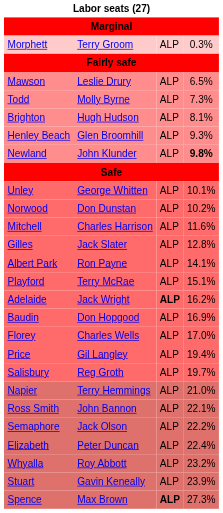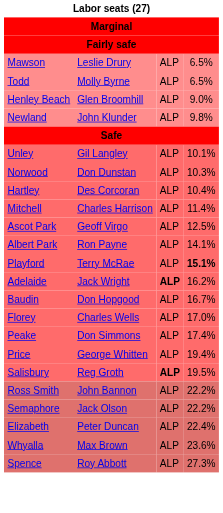- row: (27, 45)
(201, 99) 7.3% -> (201, 81) 6.5%
- row: (26, 117)
(201, 136) 9.3% -> (201, 99) 9.0%
(201, 154) bold -> (201, 117) normal
(113, 190) George Whitten -> (102, 154) Gil Langley
(201, 208) 10.2% -> (201, 172) 10.3%
+ row: (23, 190)
(201, 227) 11.6% -> (201, 208) 11.4%
+ row: (32, 227)
- row: (20, 245)
(201, 281) normal -> (201, 263) bold
(201, 318) 16.9% -> (201, 299) 16.7%
+ row: (22, 336)
(102, 354) Gil Langley -> (113, 354) George Whitten
(169, 372) normal -> (170, 372) bold
(201, 372) 19.7% -> (201, 372) 19.5%
- row: (22, 390)
(201, 409) 22.1% -> (201, 390) 22.2%
(102, 463) Roy Abbott -> (102, 445) Max Brown
(201, 463) 23.2% -> (201, 445) 23.6%
- row: (21, 481)
(102, 500) Max Brown -> (102, 463) Roy Abbott
(170, 500) bold -> (169, 463) normal
